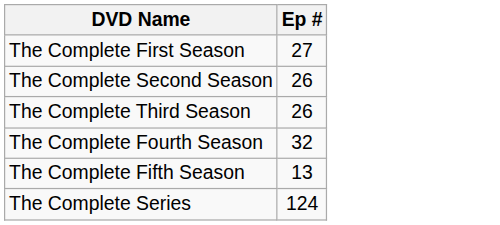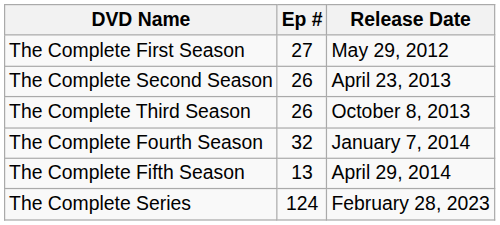+ column: (411, 19)
